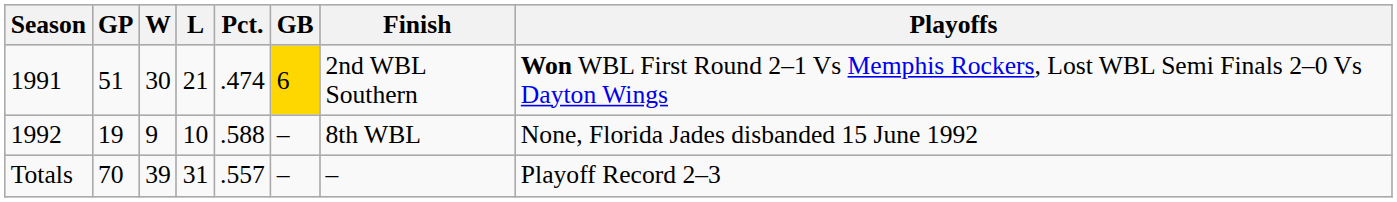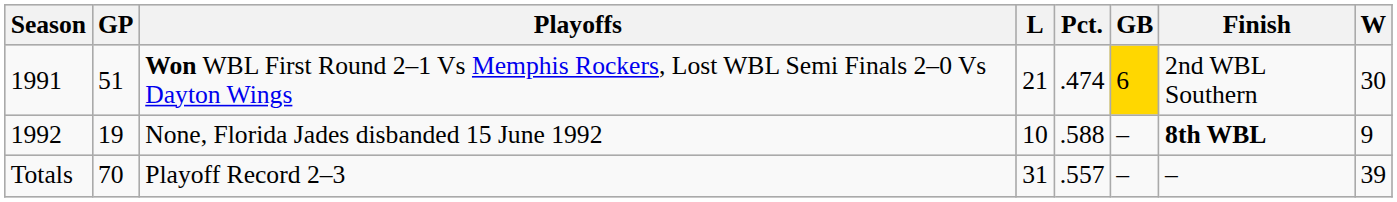columns swapped: (158, 24) <-> (953, 24)
(373, 134) normal -> (1216, 134) bold
